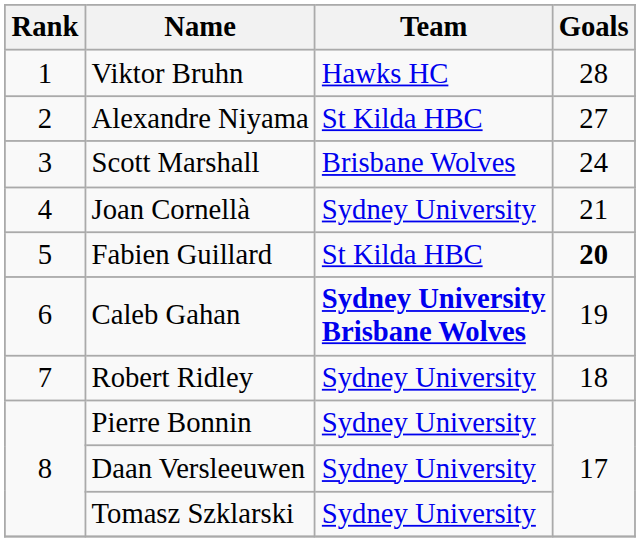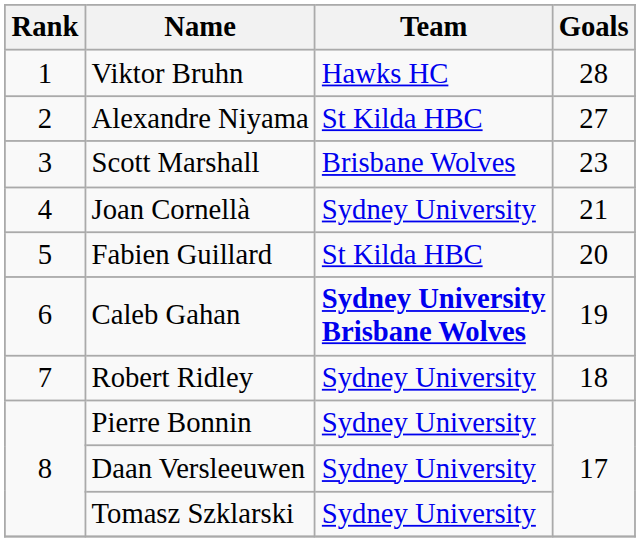(594, 163) 24 -> (594, 163) 23
(594, 254) bold -> (594, 254) normal
